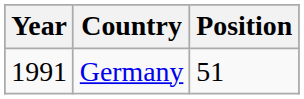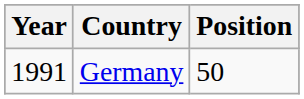(210, 70) 51 -> (210, 70) 50
